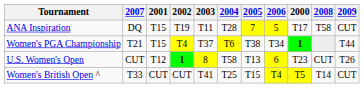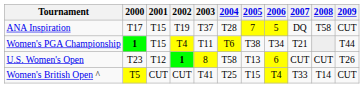columns swapped: (300, 12) <-> (135, 12)
(206, 28) T11 -> (206, 28) T37
(206, 44) T37 -> (206, 44) T11
